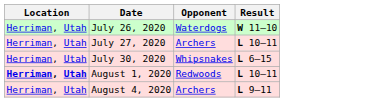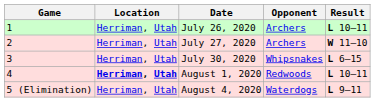+ column: (49, 12)
(201, 28) Waterdogs -> (286, 28) Archers
(257, 28) W 11–10 -> (348, 28) L 10–11
(257, 43) L 10–11 -> (348, 43) W 11–10
(196, 89) Archers -> (292, 89) Waterdogs
